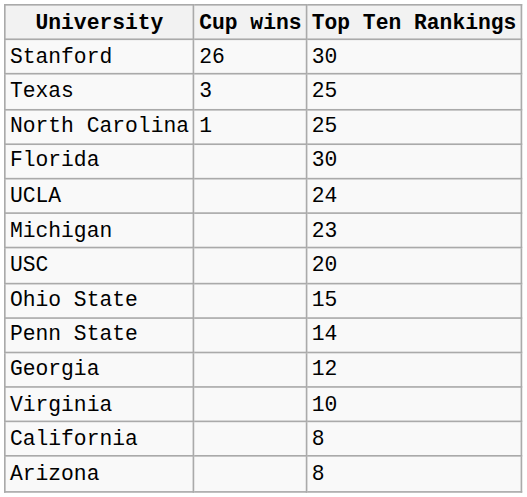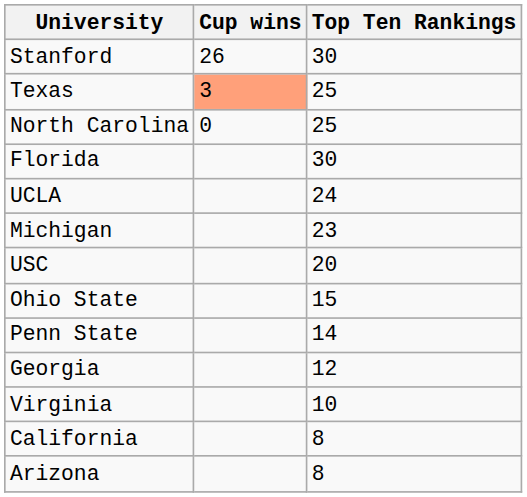(206, 92) no background -> (206, 92) lightsalmon background
(206, 126) 1 -> (206, 126) 0
